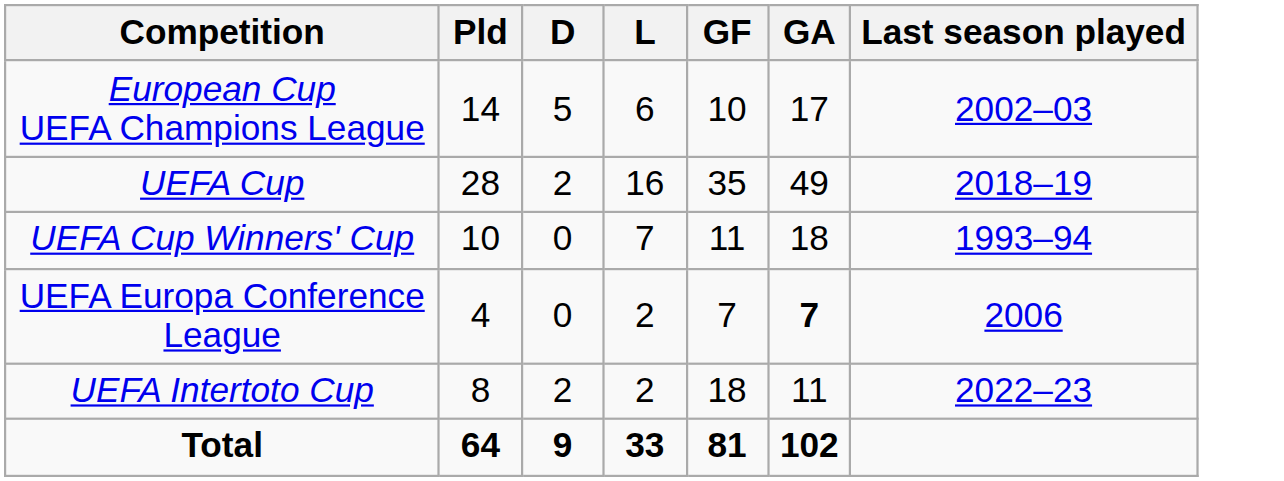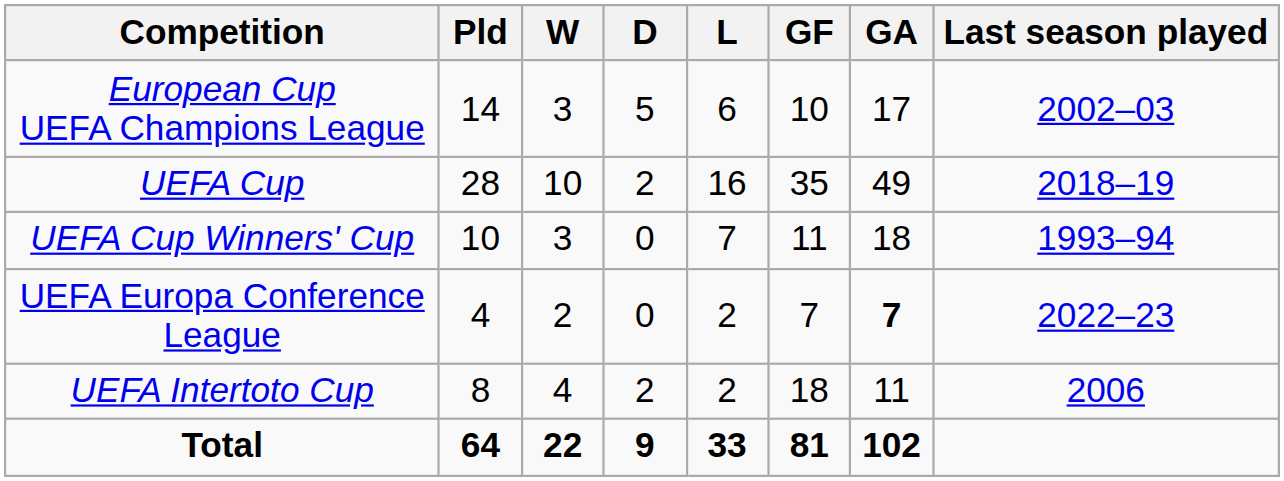+ column: (563, 32)
(1024, 315) 2006 -> (1106, 315) 2022–23
(1024, 390) 2022–23 -> (1106, 390) 2006
